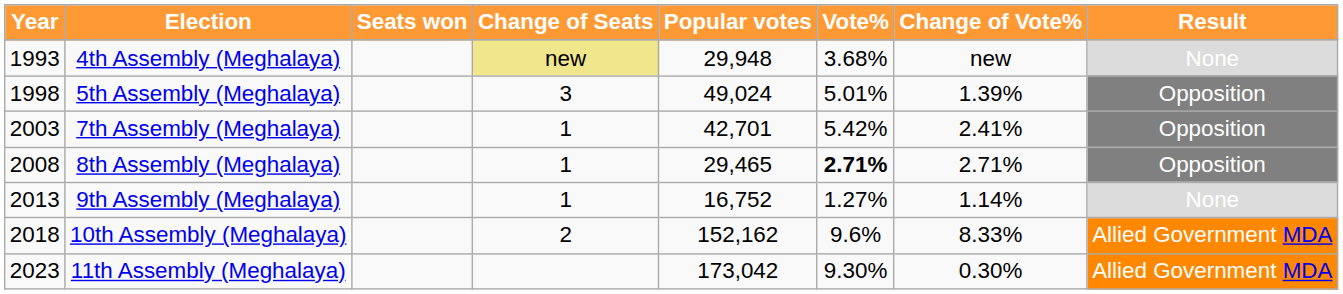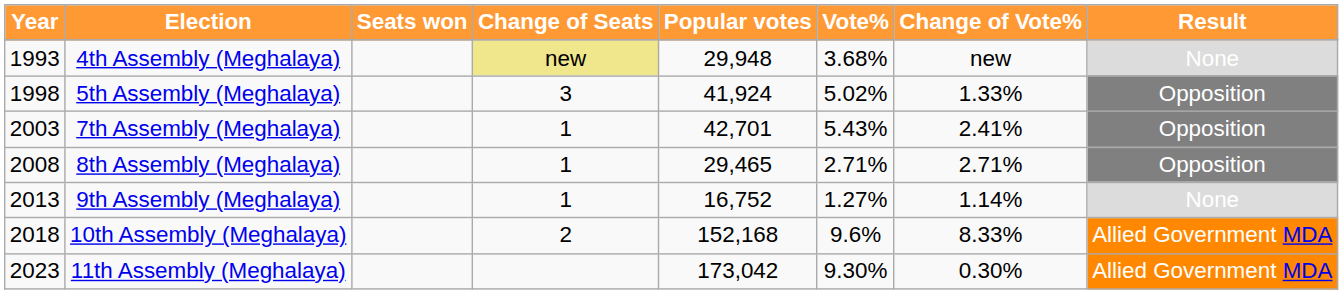(738, 93) 49,024 -> (738, 93) 41,924
(856, 93) 5.01% -> (856, 93) 5.02%
(991, 93) 1.39% -> (991, 93) 1.33%
(856, 128) 5.42% -> (856, 128) 5.43%
(856, 164) bold -> (856, 164) normal
(738, 235) 152,162 -> (738, 235) 152,168
